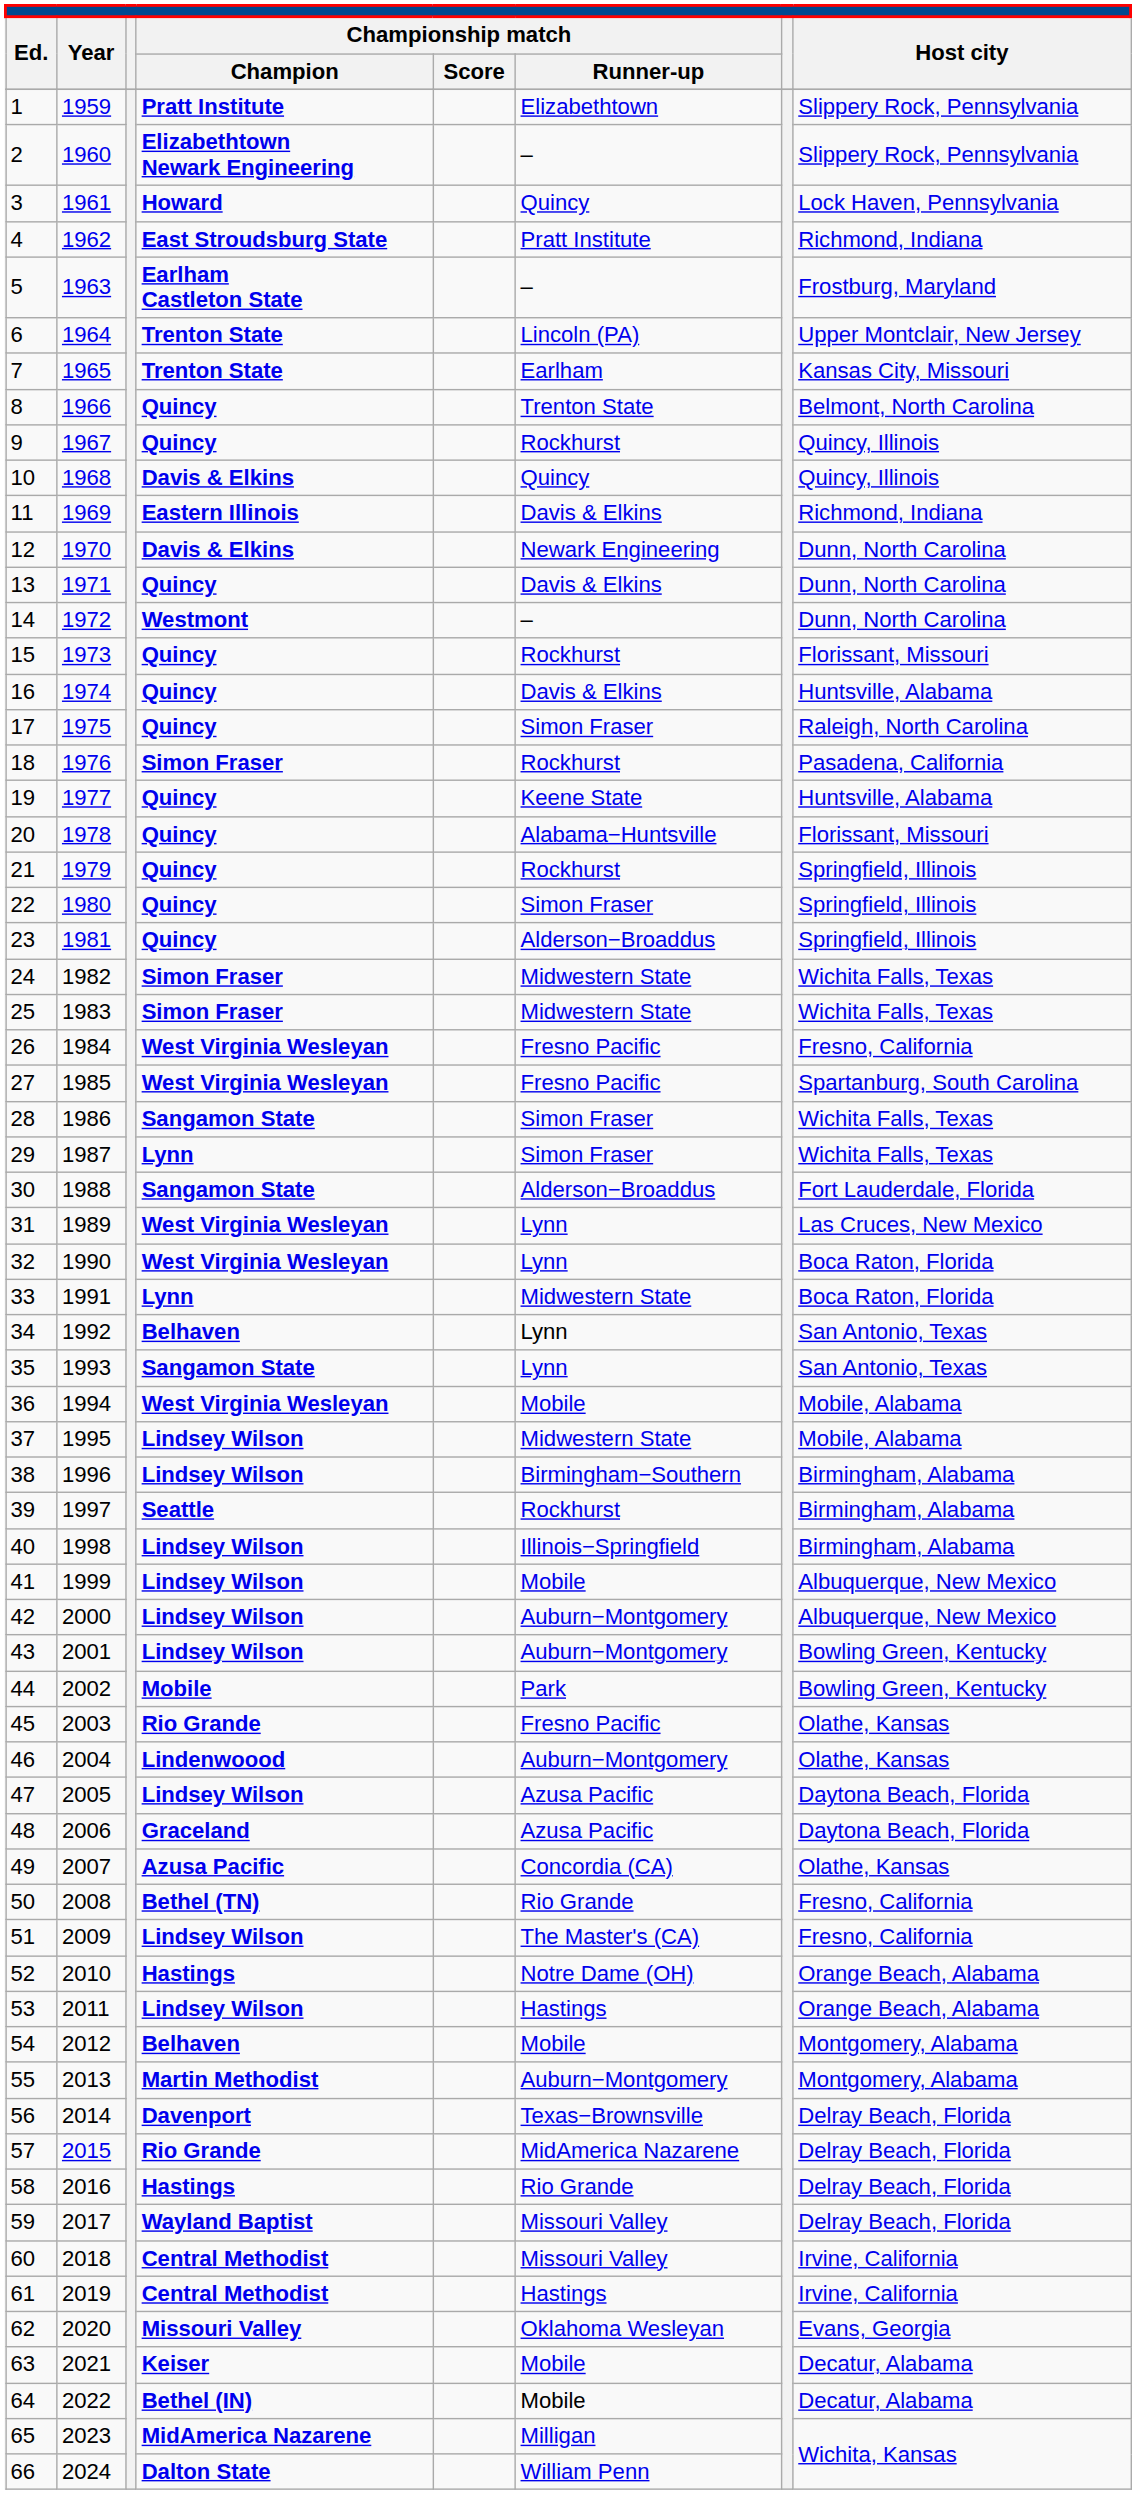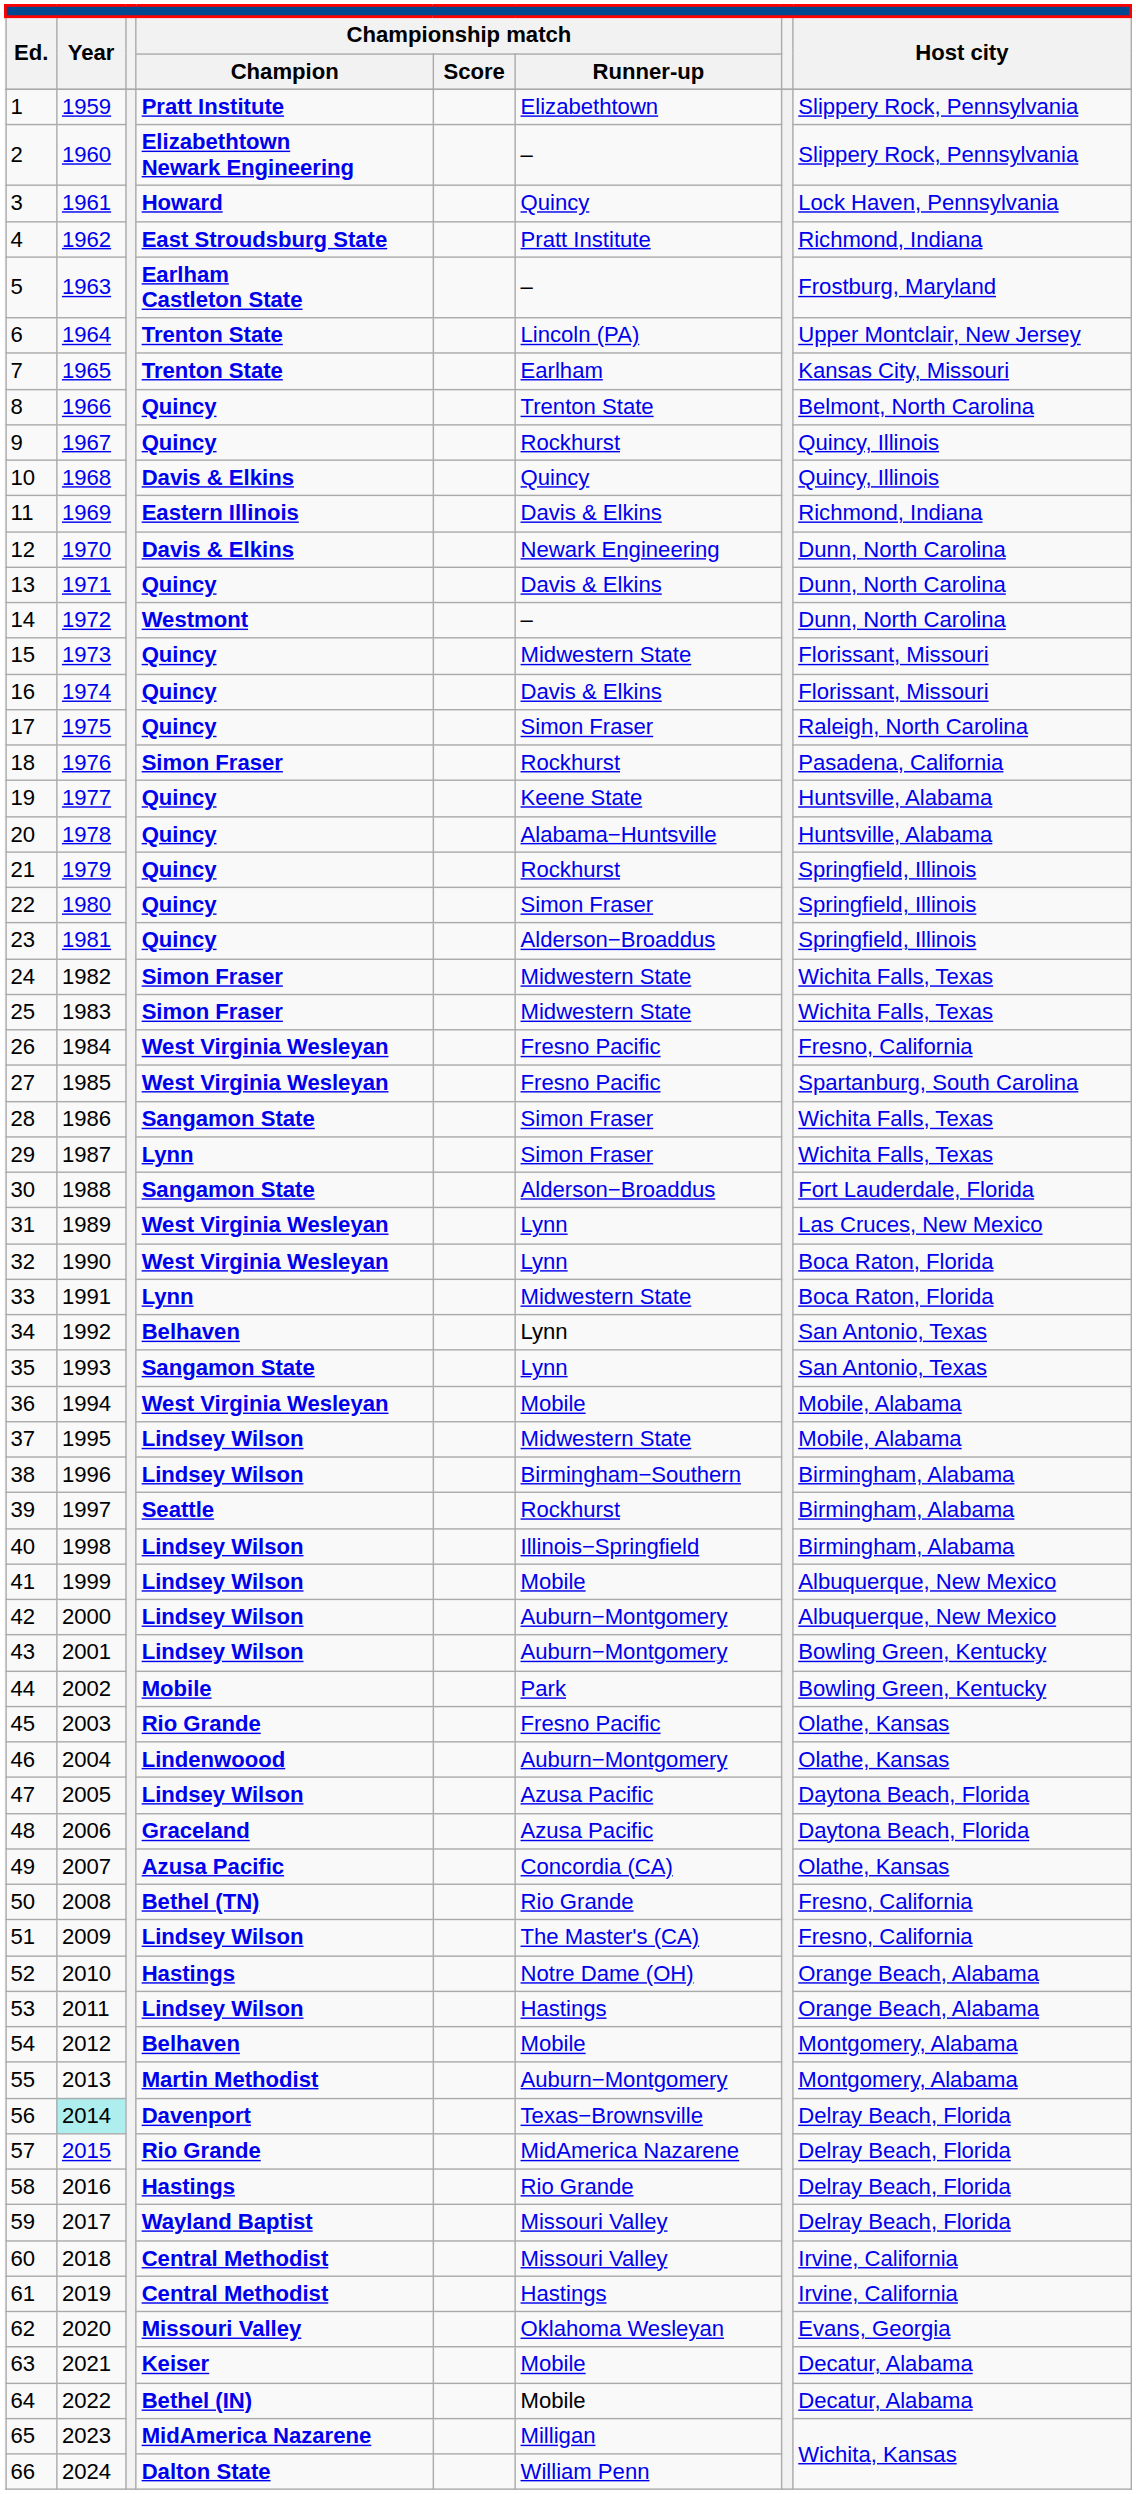(570, 655) Rockhurst -> (606, 655) Midwestern State
(895, 691) Huntsville, Alabama -> (893, 691) Florissant, Missouri
(893, 833) Florissant, Missouri -> (895, 833) Huntsville, Alabama
(87, 2115) no background -> (87, 2115) paleturquoise background
